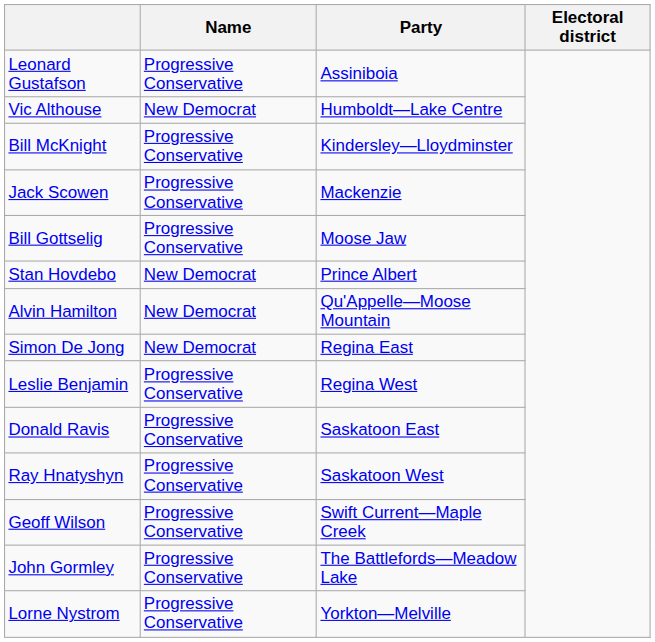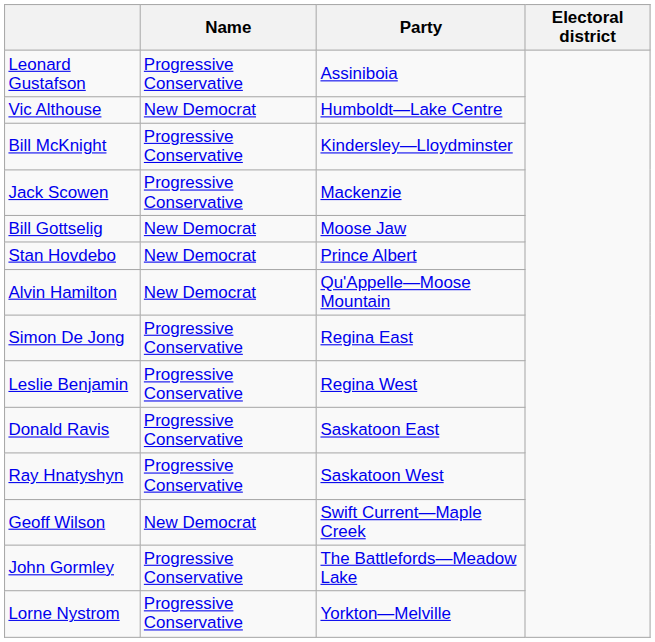(193, 238) Progressive Conservative -> (200, 228) New Democrat
(200, 347) New Democrat -> (193, 338) Progressive Conservative
(193, 521) Progressive Conservative -> (200, 521) New Democrat
